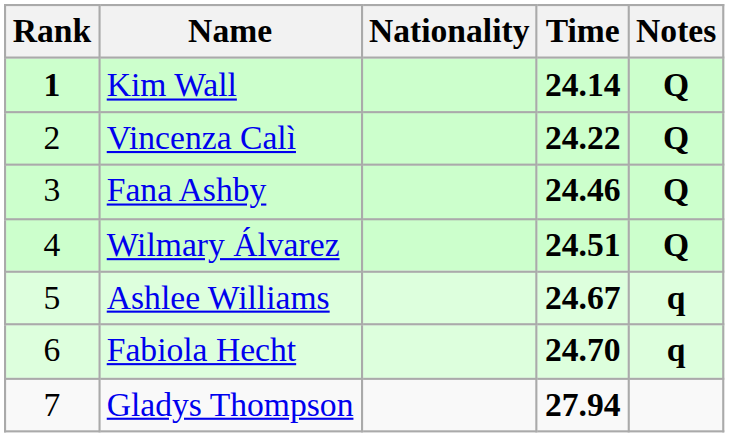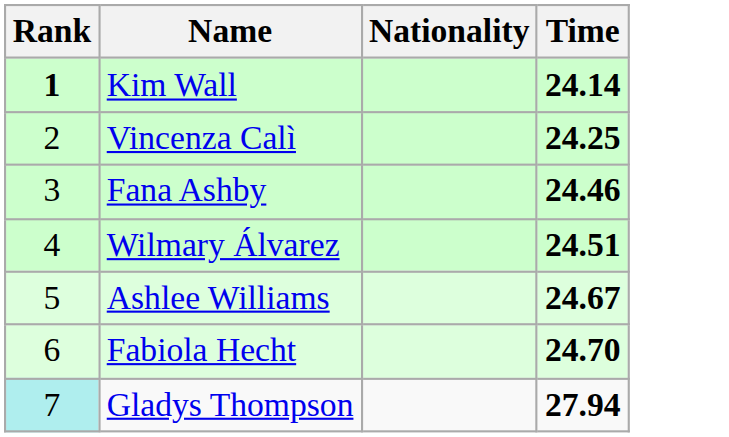- column: (676, 31)
(583, 137) 24.22 -> (583, 137) 24.25
(52, 404) no background -> (52, 404) paleturquoise background
